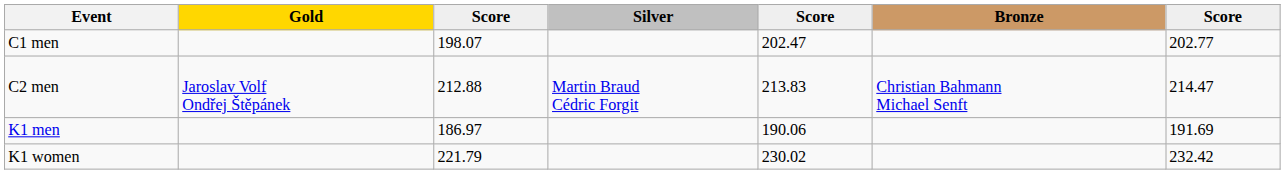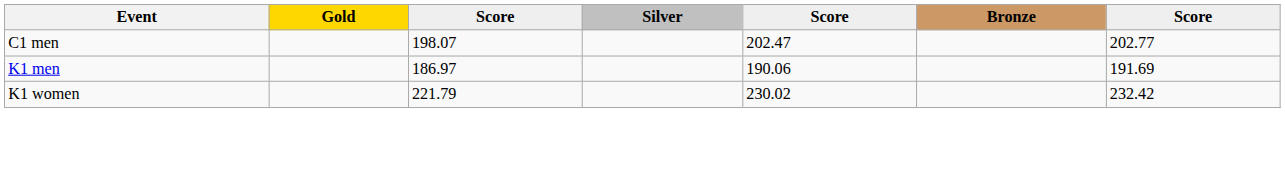- row: (34, 86)
